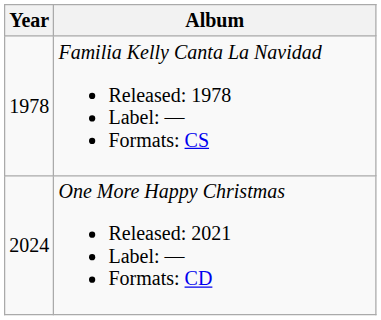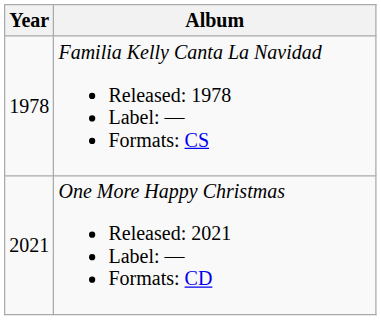(29, 245) 2024 -> (29, 245) 2021
